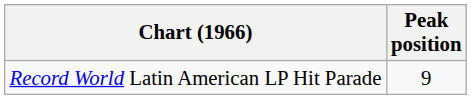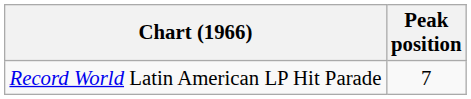(426, 77) 9 -> (426, 77) 7
